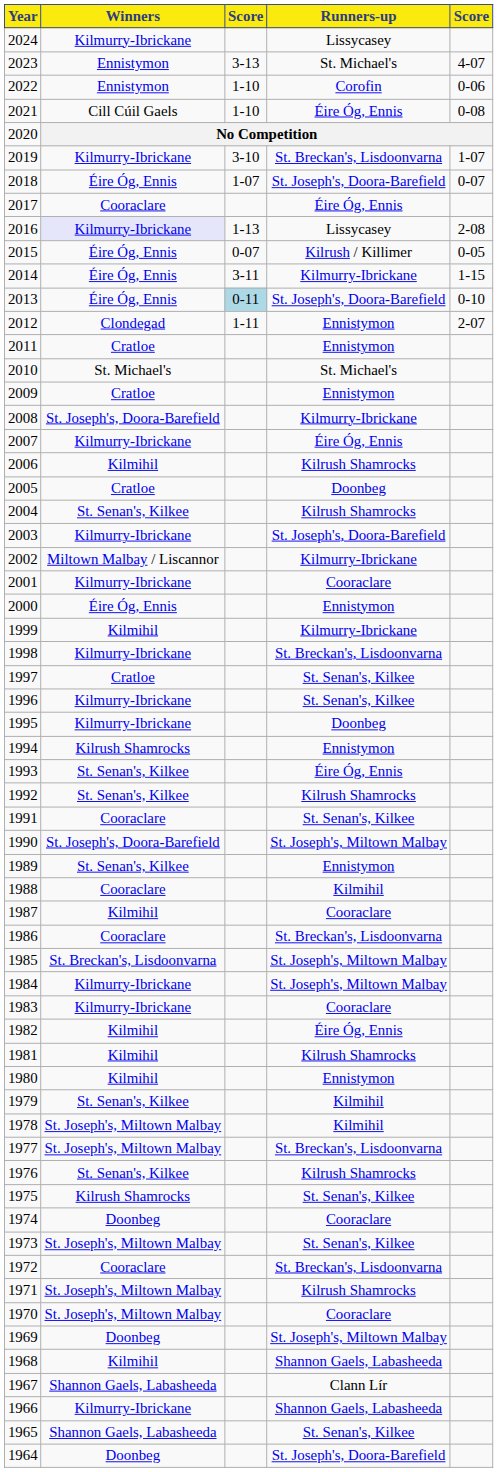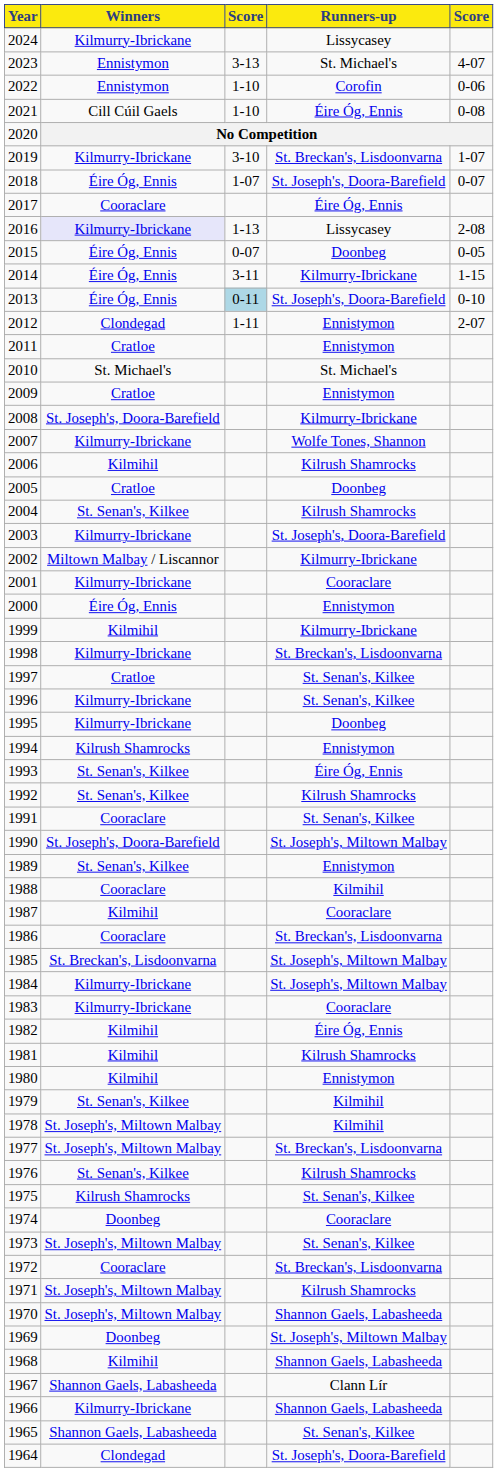(359, 252) Kilrush / Killimer -> (359, 252) Doonbeg
(359, 441) Éire Óg, Ennis -> (359, 441) Wolfe Tones, Shannon
(359, 1314) Cooraclare -> (359, 1314) Shannon Gaels, Labasheeda
(133, 1455) Doonbeg -> (133, 1455) Clondegad
